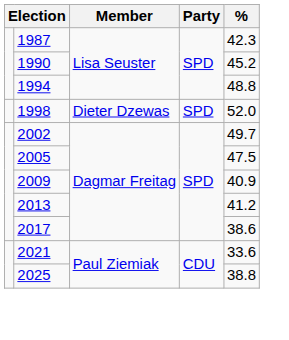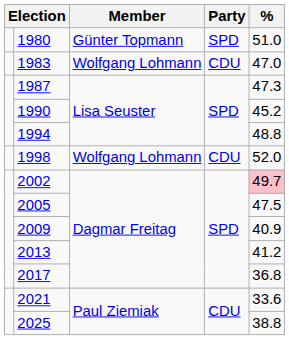+ row: (34, 39)
+ row: (34, 63)
(241, 39) 42.3 -> (267, 87) 47.3
(121, 110) Dieter Dzewas -> (137, 157) Wolfgang Lohmann
(198, 110) SPD -> (224, 157) CDU
(241, 134) no background -> (267, 181) pink background
(241, 228) 38.6 -> (267, 275) 36.8
